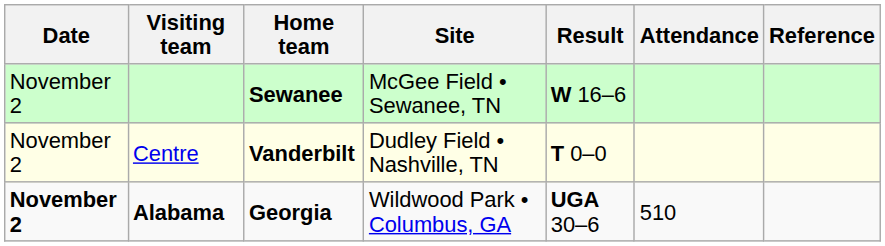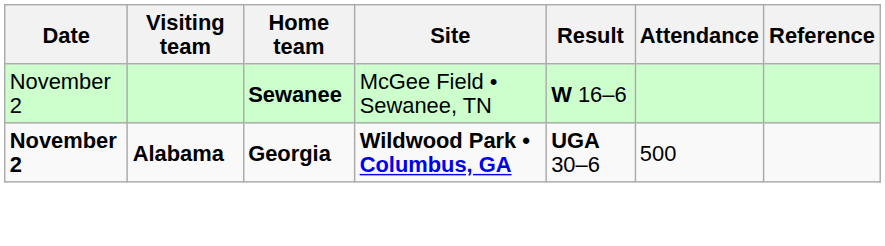- row: (166, 153)
(449, 212) normal -> (445, 153) bold
(658, 212) 510 -> (658, 153) 500
